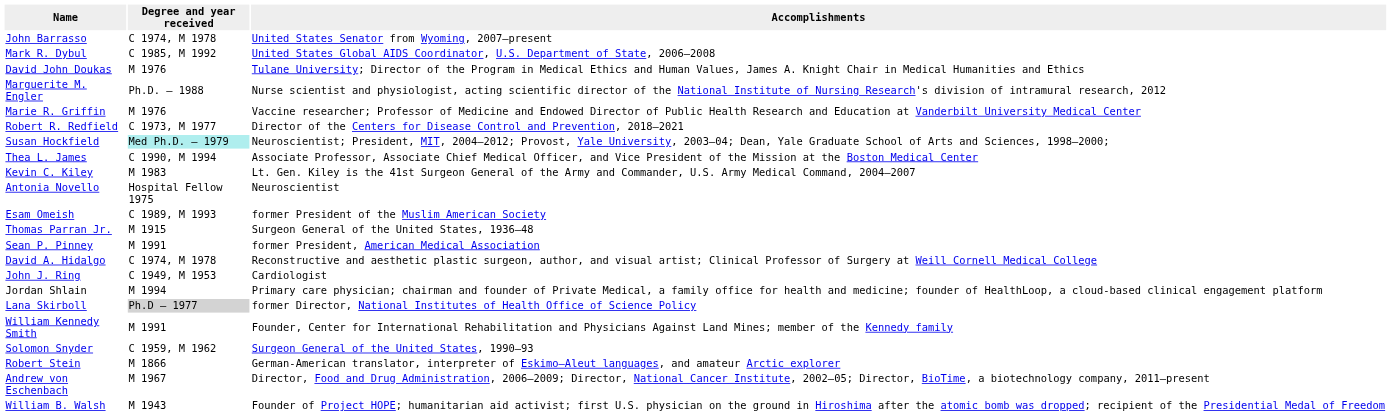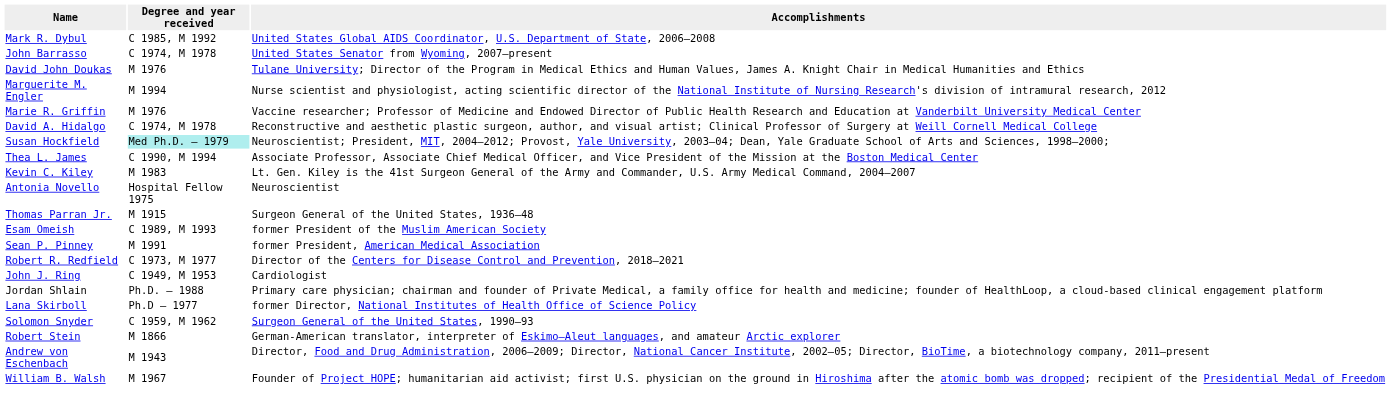rows swapped: (46, 39) <-> (46, 54)
(166, 90) Ph.D. – 1988 -> (147, 90) M 1994
rows swapped: (55, 260) <-> (62, 127)
rows swapped: (40, 215) <-> (59, 230)
(147, 291) M 1994 -> (166, 291) Ph.D. – 1988
(163, 306) lightgrey background -> (163, 306) no background
- row: (52, 327)
(147, 379) M 1967 -> (147, 357) M 1943
(147, 406) M 1943 -> (147, 379) M 1967
